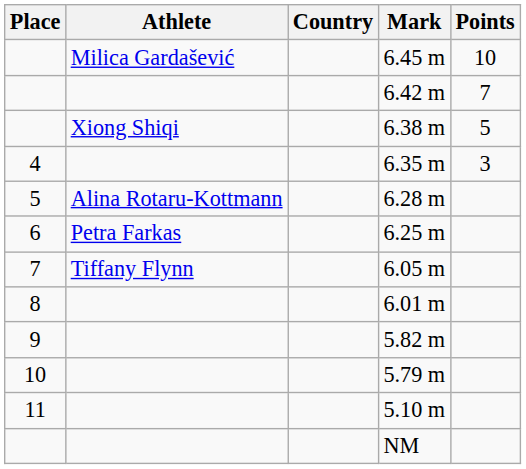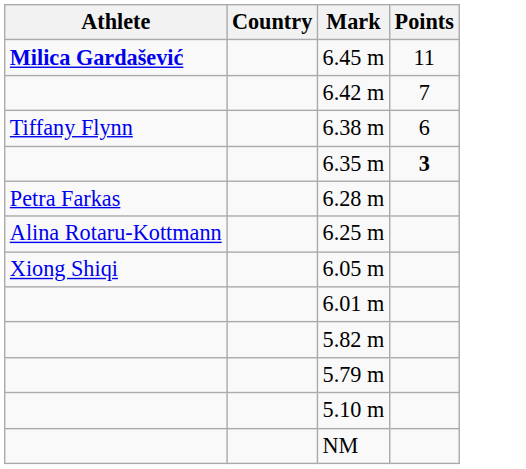- column: (35, 22)
(153, 57) normal -> (97, 57) bold
(485, 57) 10 -> (424, 57) 11
(125, 127) Xiong Shiqi -> (71, 127) Tiffany Flynn
(485, 127) 5 -> (424, 127) 6
(485, 163) normal -> (424, 163) bold
(177, 198) Alina Rotaru-Kottmann -> (65, 198) Petra Farkas
(126, 233) Petra Farkas -> (116, 233) Alina Rotaru-Kottmann
(132, 269) Tiffany Flynn -> (64, 269) Xiong Shiqi
